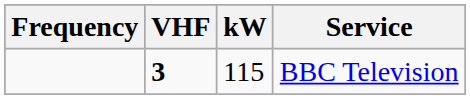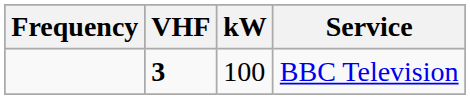(244, 71) 115 -> (244, 71) 100
